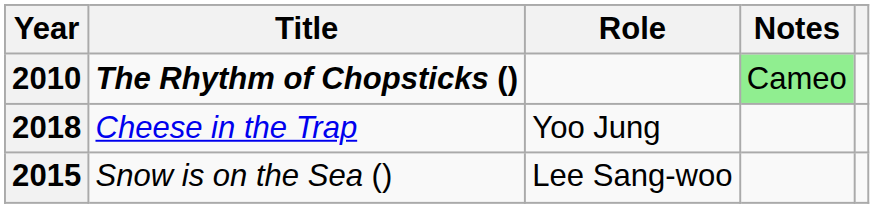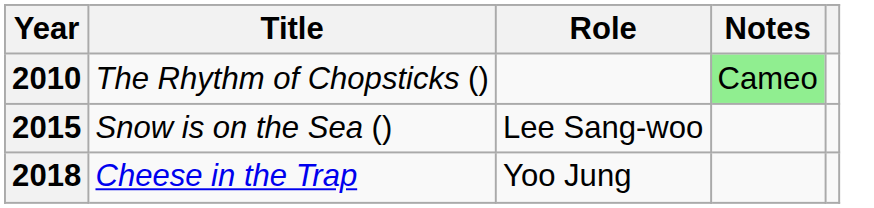(307, 78) bold -> (292, 78) normal
rows swapped: (47, 176) <-> (47, 127)
